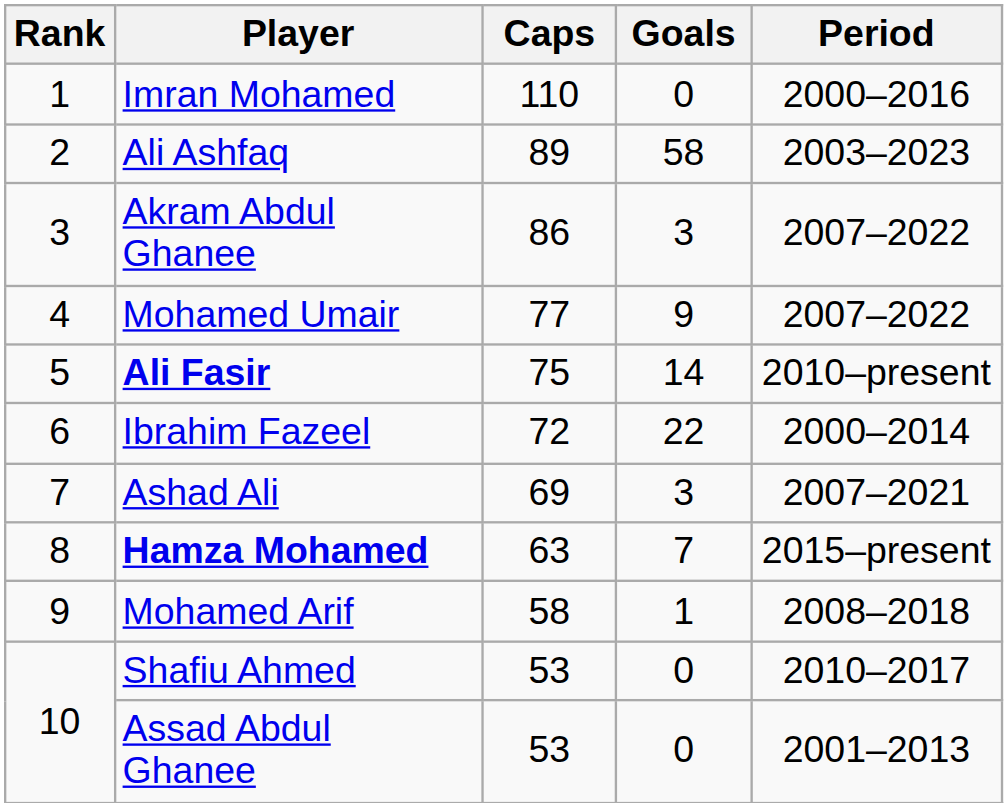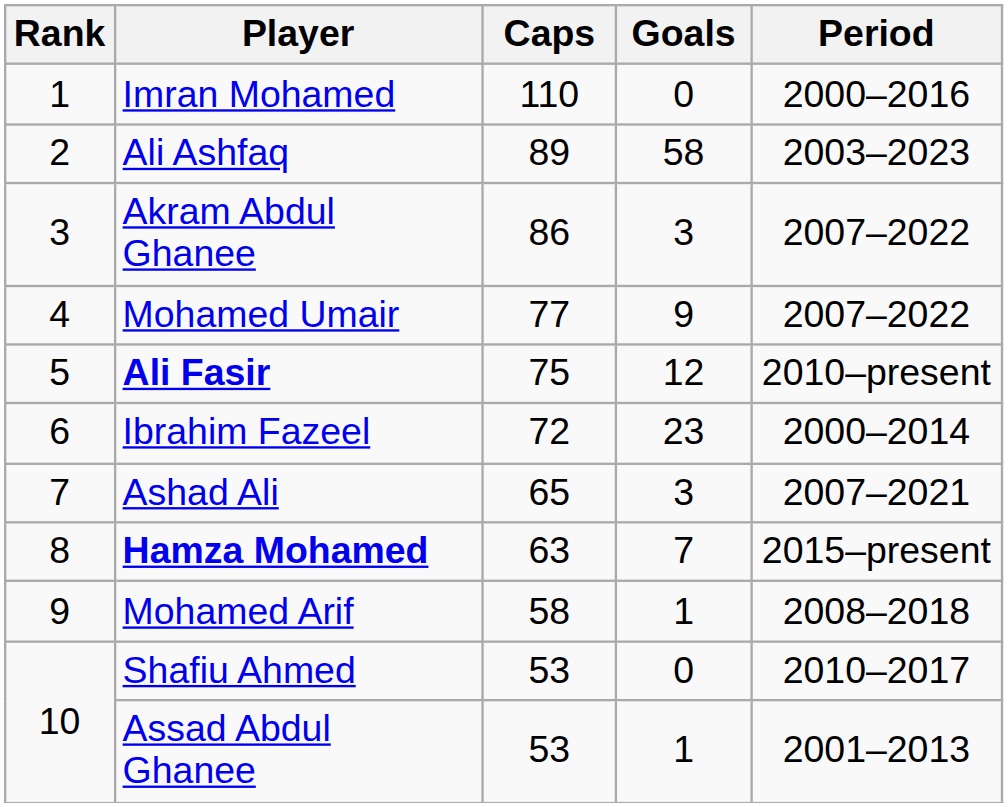(684, 373) 14 -> (684, 373) 12
(684, 432) 22 -> (684, 432) 23
(549, 491) 69 -> (549, 491) 65
(684, 750) 0 -> (684, 750) 1
